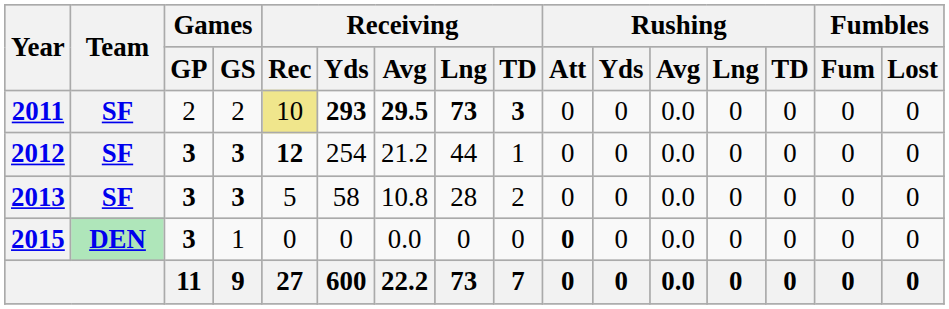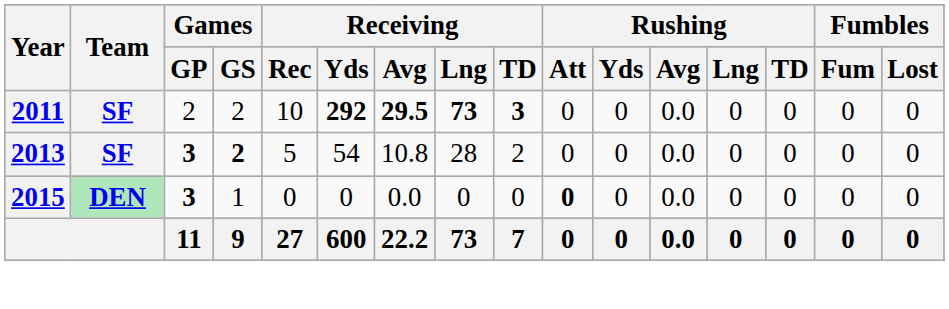(290, 111) khaki background -> (290, 111) no background
(346, 111) 293 -> (346, 111) 292
- row: (38, 153)
(238, 196) 3 -> (238, 153) 2
(346, 196) 58 -> (346, 153) 54
